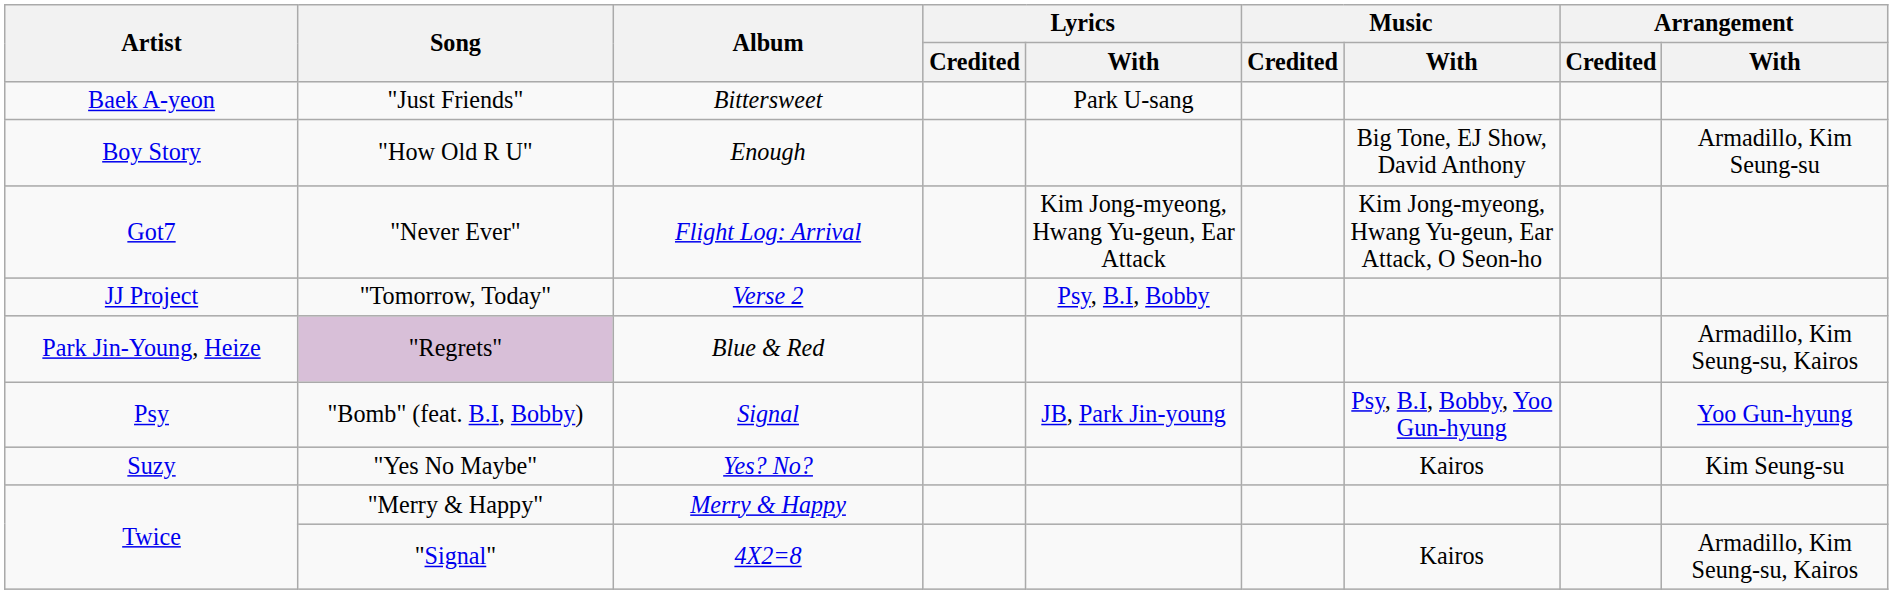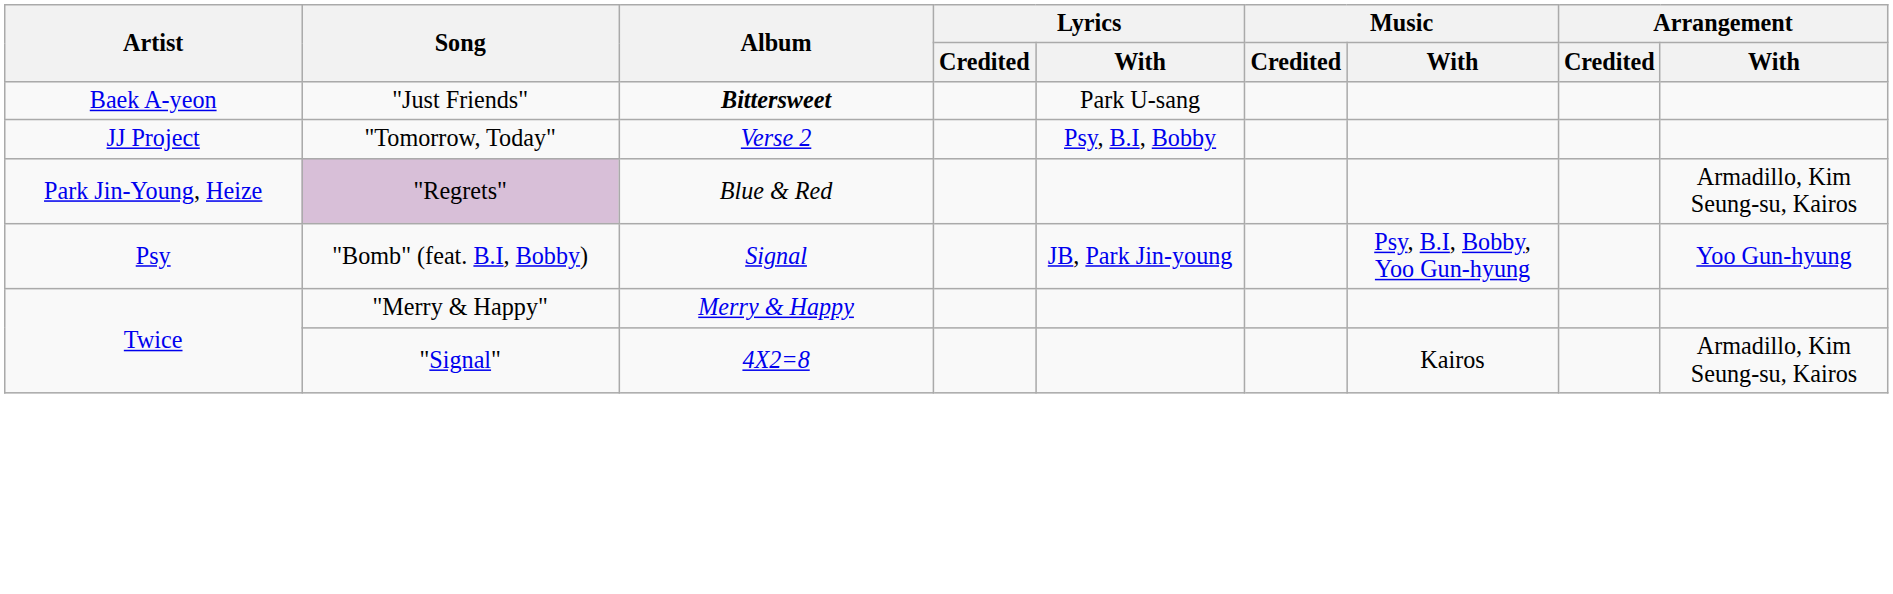(768, 100) normal -> (776, 100) bold
- row: (455, 152)
- row: (455, 231)
- row: (455, 466)
